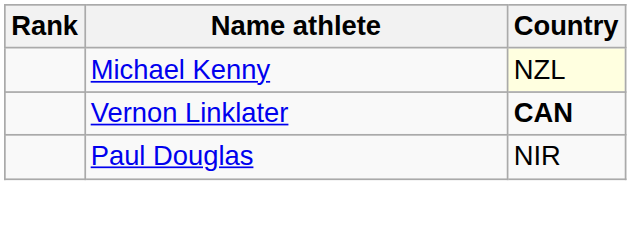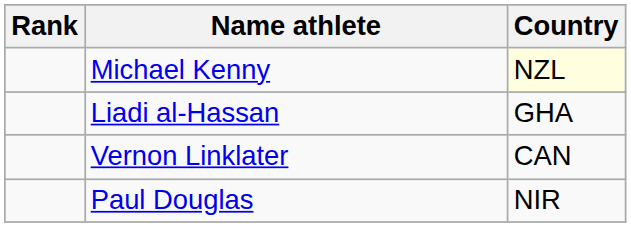+ row: (185, 112)
(543, 112) bold -> (543, 156) normal
